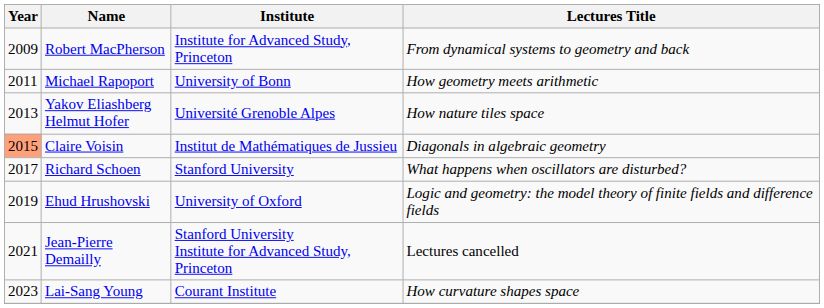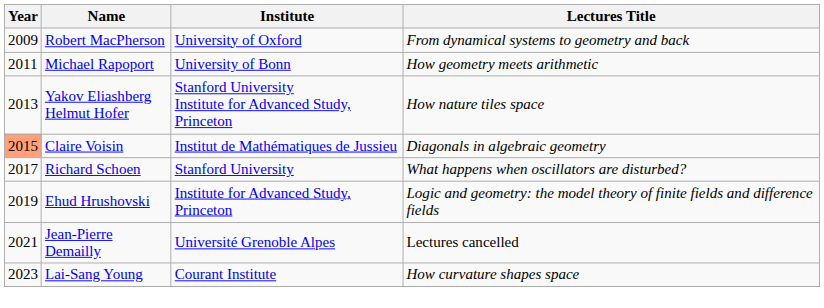(263, 48) Institute for Advanced Study, Princeton -> (238, 40) University of Oxford
(255, 113) Université Grenoble Alpes -> (263, 104) Stanford University Institute for Advanced Study, Princeton
(238, 201) University of Oxford -> (263, 201) Institute for Advanced Study, Princeton
(263, 251) Stanford University Institute for Advanced Study, Princeton -> (255, 242) Université Grenoble Alpes
